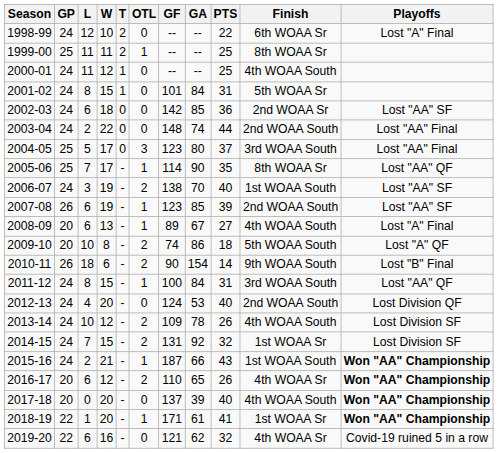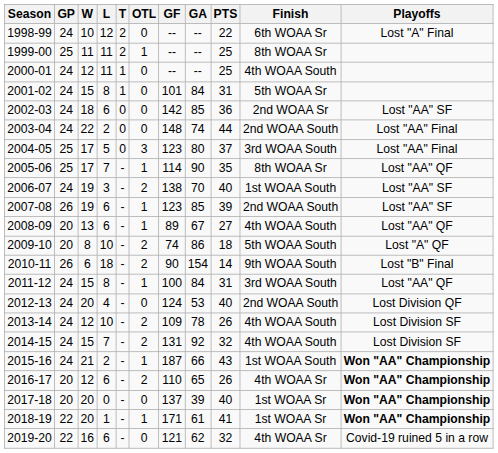columns swapped: (106, 14) <-> (87, 14)
(417, 226) Lost "A" Final -> (417, 226) Lost "AA" QF
(291, 341) 1st WOAA Sr -> (291, 341) 4th WOAA South
(291, 399) 4th WOAA South -> (291, 399) 1st WOAA Sr
